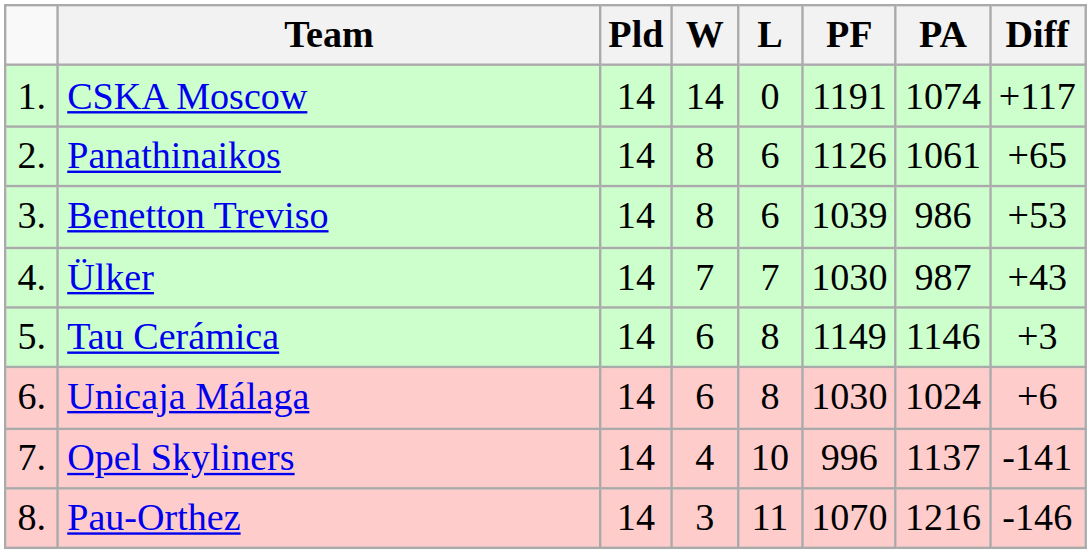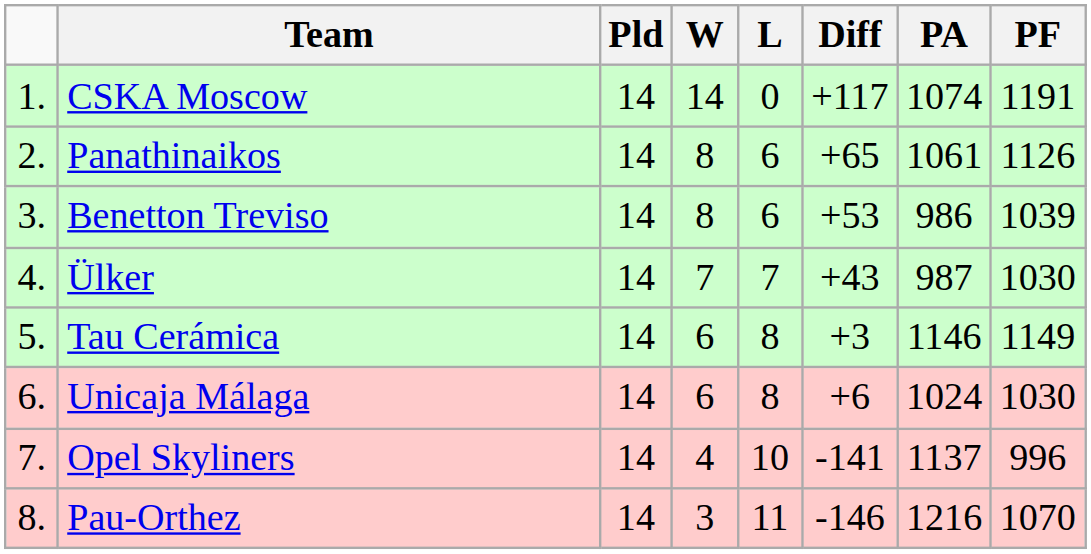columns swapped: (849, 34) <-> (1037, 34)
